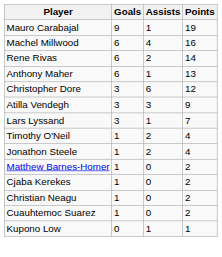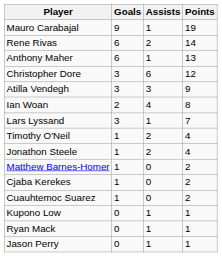- row: (43, 43)
+ row: (27, 105)
- row: (42, 197)
+ row: (31, 228)
+ row: (33, 244)
